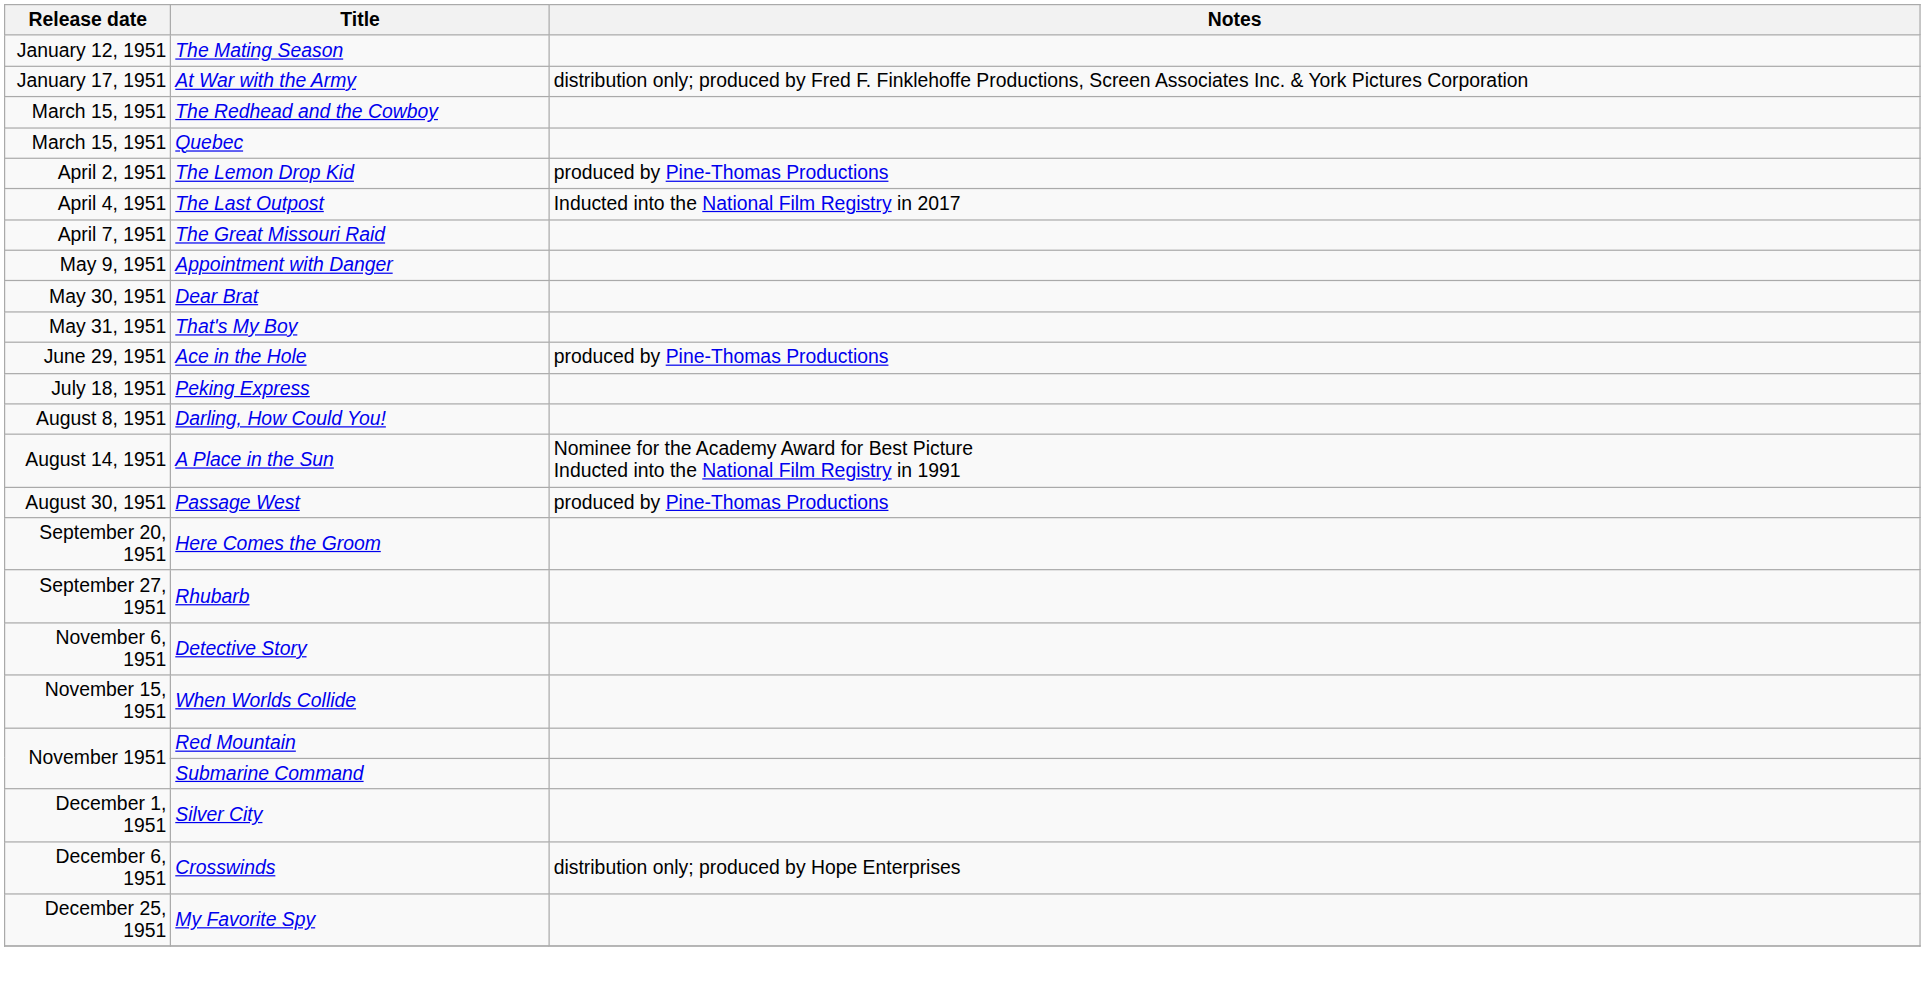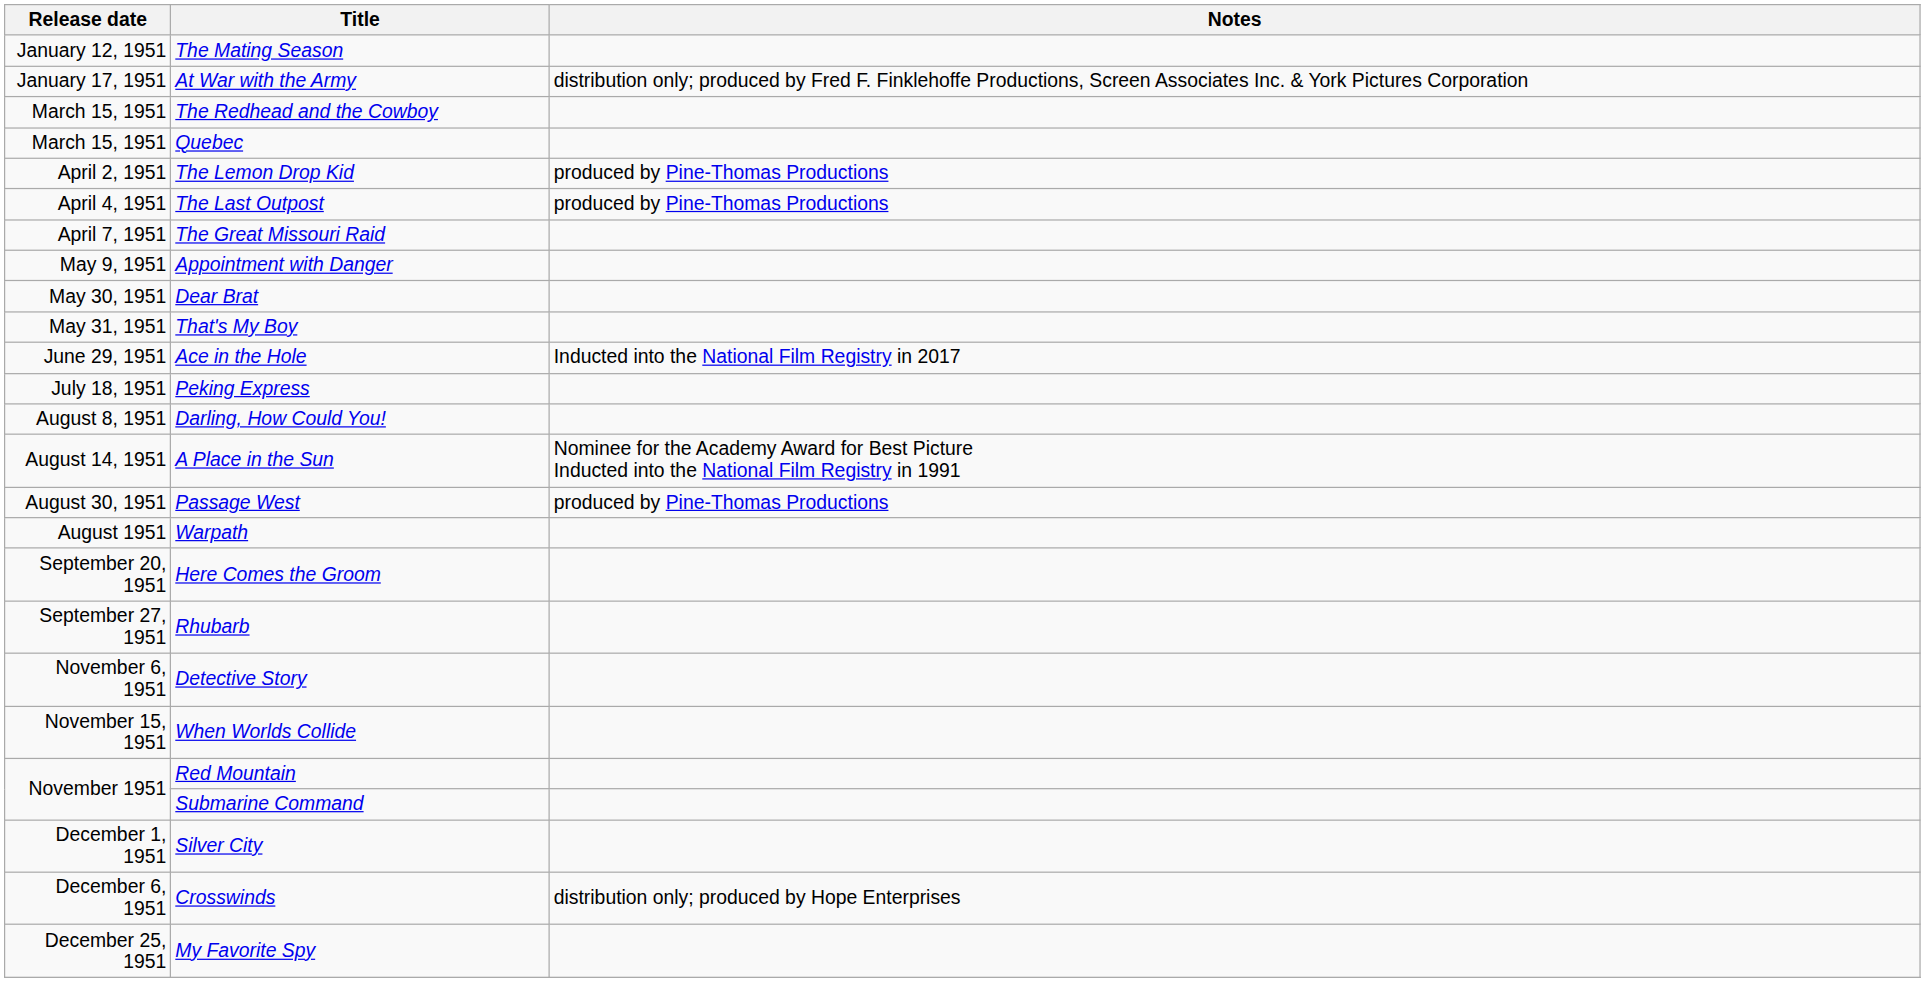(757, 204) Inducted into the National Film Registry in 2017 -> (721, 204) produced by Pine-Thomas Productions
(721, 357) produced by Pine-Thomas Productions -> (757, 357) Inducted into the National Film Registry in 2017
+ row: (212, 532)
